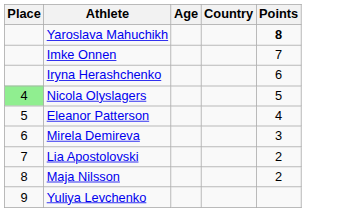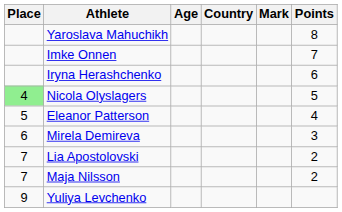+ column: (274, 14)
(279, 34) bold -> (314, 34) normal
(24, 177) 8 -> (24, 177) 7
